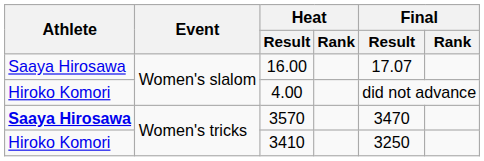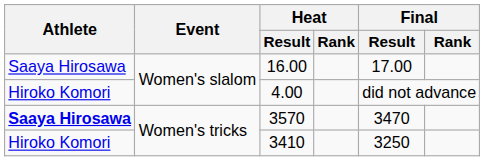(392, 67) 17.07 -> (392, 67) 17.00
